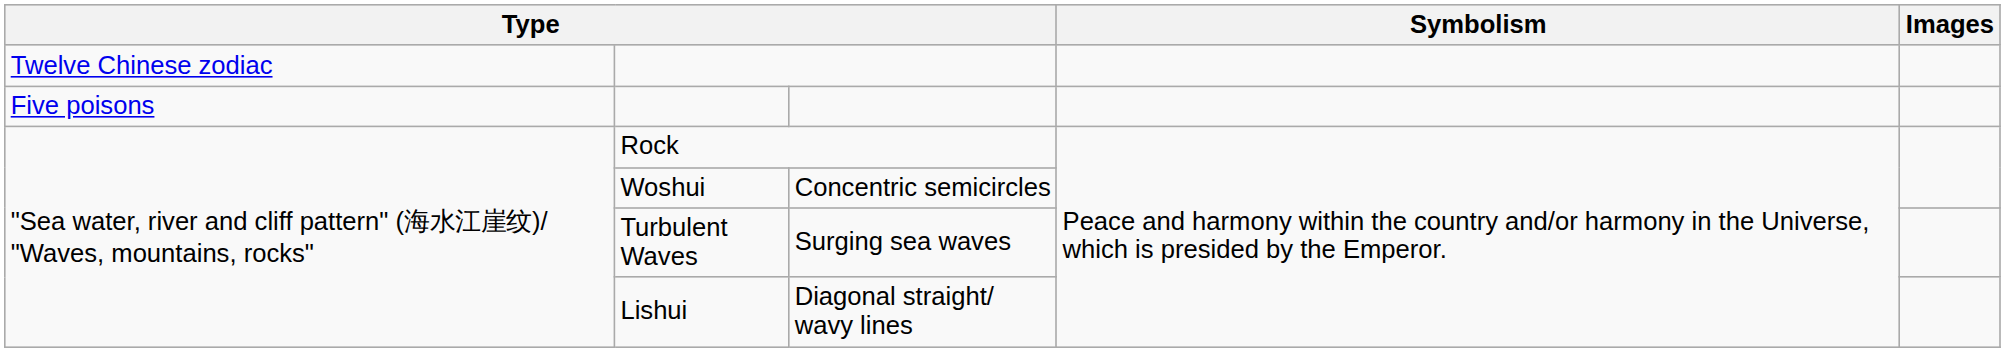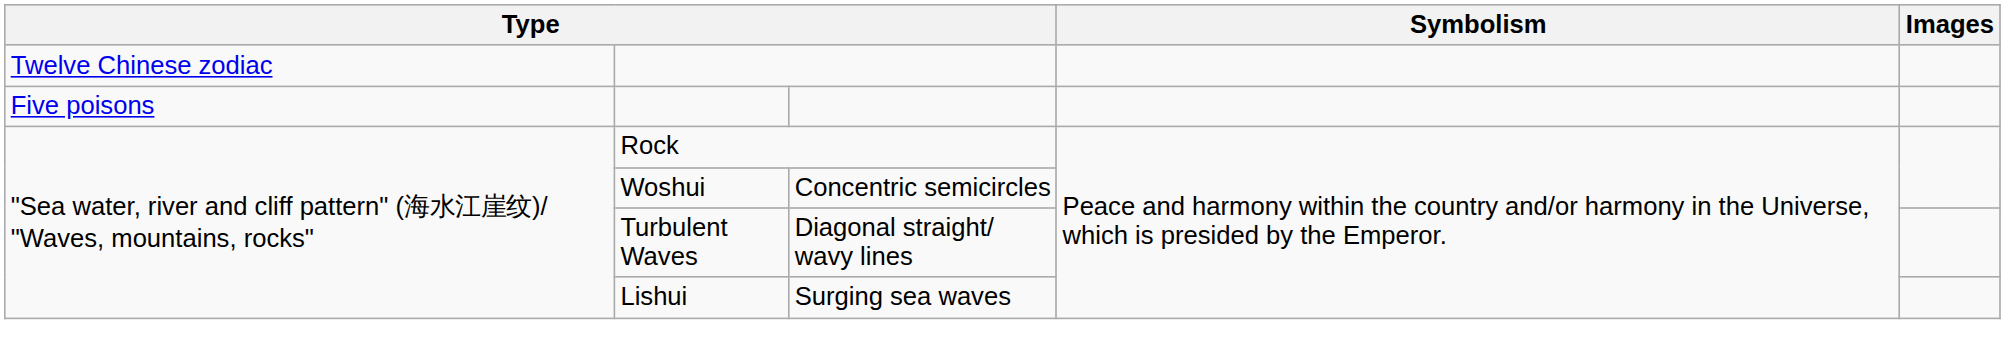(903, 242) Surging sea waves -> (894, 242) Diagonal straight/ wavy lines
(894, 311) Diagonal straight/ wavy lines -> (903, 297) Surging sea waves
